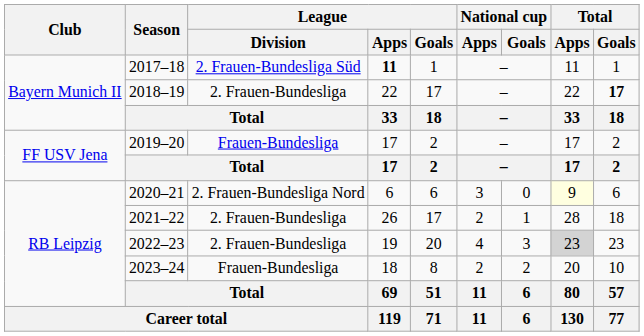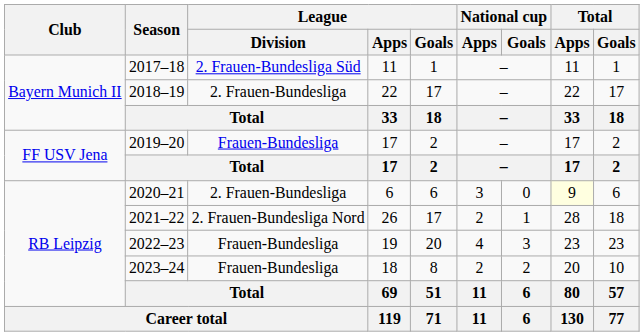(389, 67) bold -> (389, 67) normal
(616, 92) bold -> (616, 92) normal
(278, 192) 2. Frauen-Bundesliga Nord -> (278, 192) 2. Frauen-Bundesliga
(278, 218) 2. Frauen-Bundesliga -> (278, 218) 2. Frauen-Bundesliga Nord
(278, 243) 2. Frauen-Bundesliga -> (278, 243) Frauen-Bundesliga
(572, 243) lightgrey background -> (572, 243) no background
